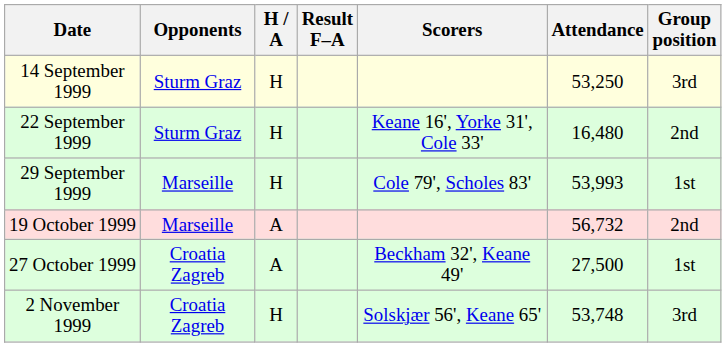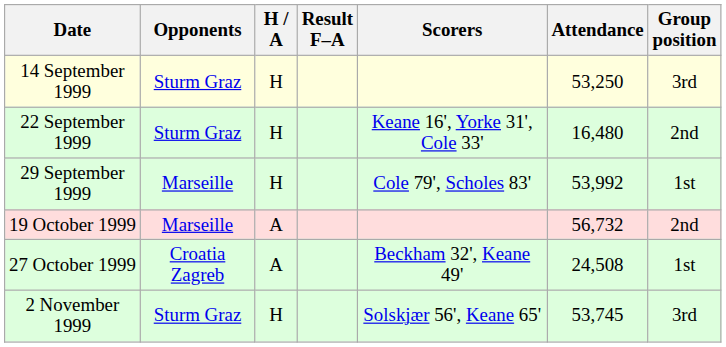(598, 183) 53,993 -> (598, 183) 53,992
(598, 264) 27,500 -> (598, 264) 24,508
(198, 315) Croatia Zagreb -> (198, 315) Sturm Graz
(598, 315) 53,748 -> (598, 315) 53,745
